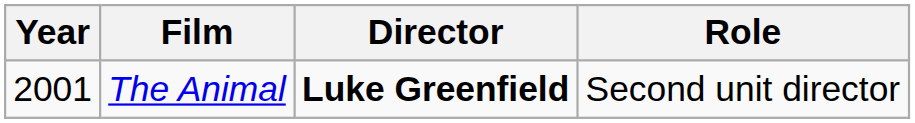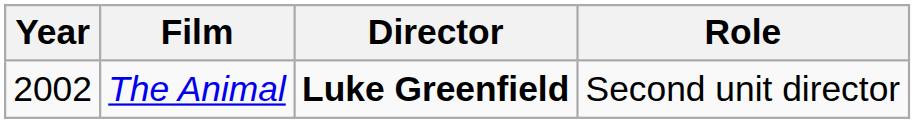(53, 88) 2001 -> (53, 88) 2002
